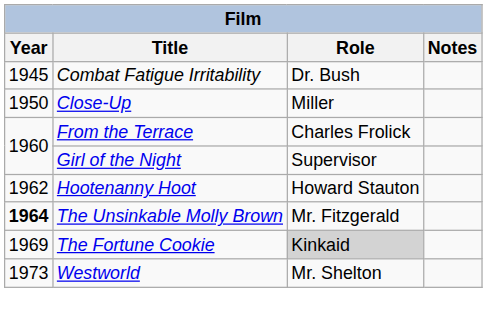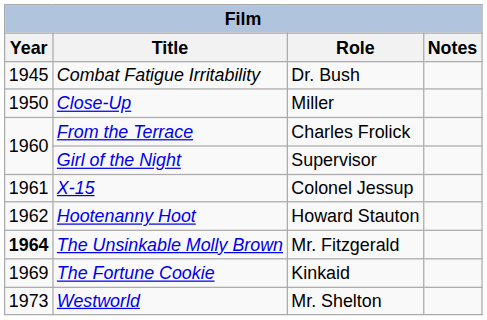+ row: (76, 188)
(321, 245) lightgrey background -> (321, 273) no background
